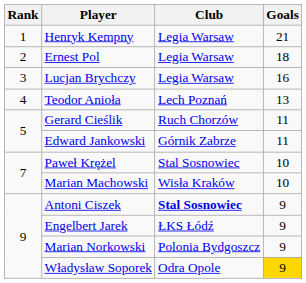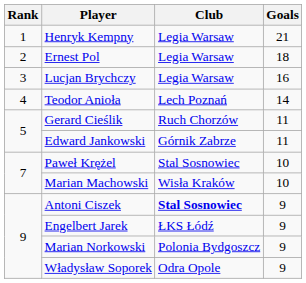(283, 99) 13 -> (283, 99) 14
(283, 267) gold background -> (283, 267) no background
